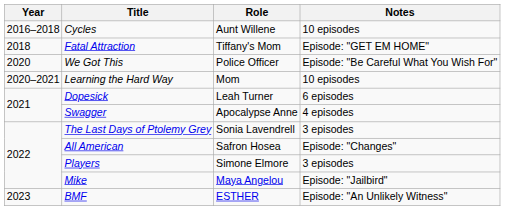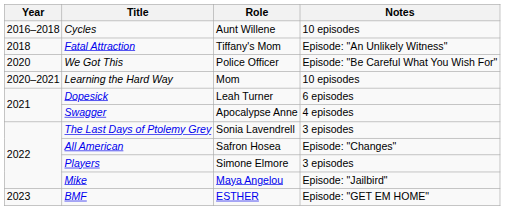(366, 46) Episode: "GET EM HOME" -> (375, 46) Episode: "An Unlikely Witness"
(375, 197) Episode: "An Unlikely Witness" -> (366, 197) Episode: "GET EM HOME"
